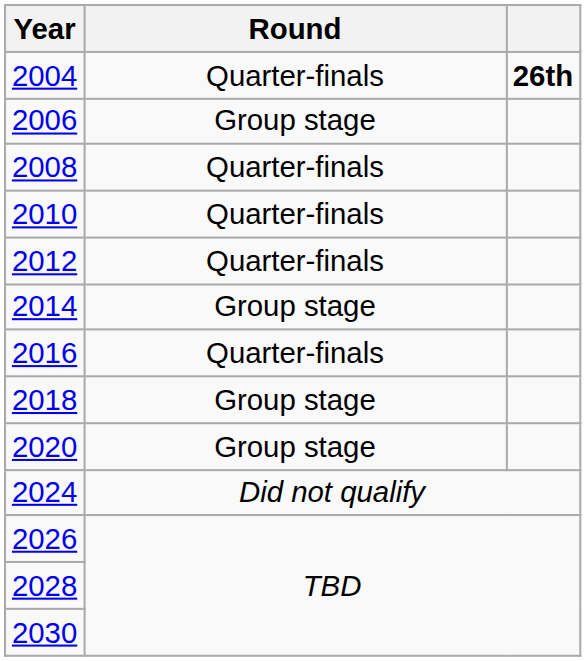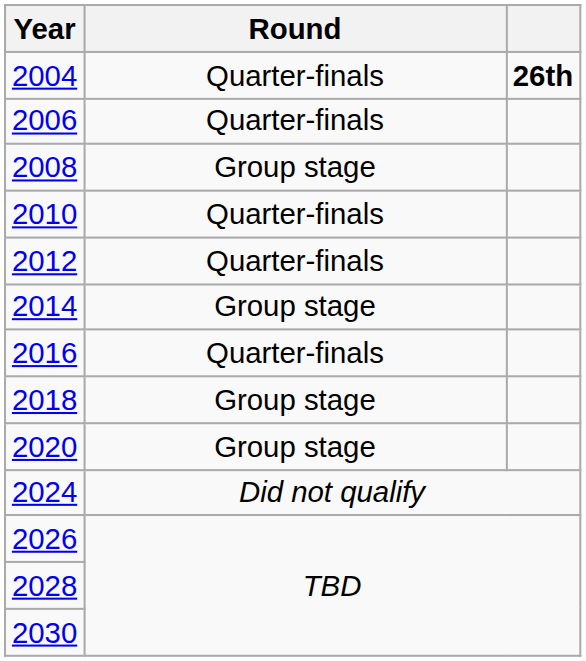(295, 121) Group stage -> (295, 121) Quarter-finals
(295, 168) Quarter-finals -> (295, 168) Group stage
